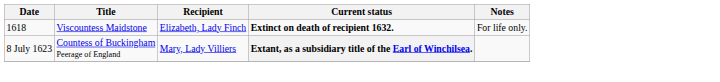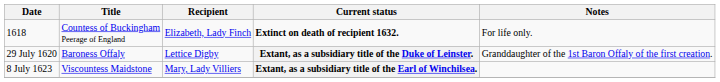(102, 27) Viscountess Maidstone -> (111, 33) Countess of Buckingham Peerage of England
+ row: (32, 54)
(106, 48) Countess of Buckingham Peerage of England -> (107, 69) Viscountess Maidstone
